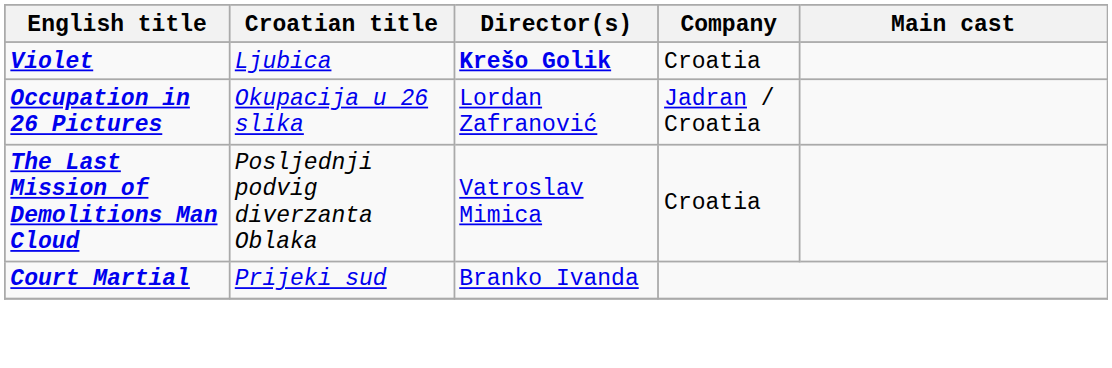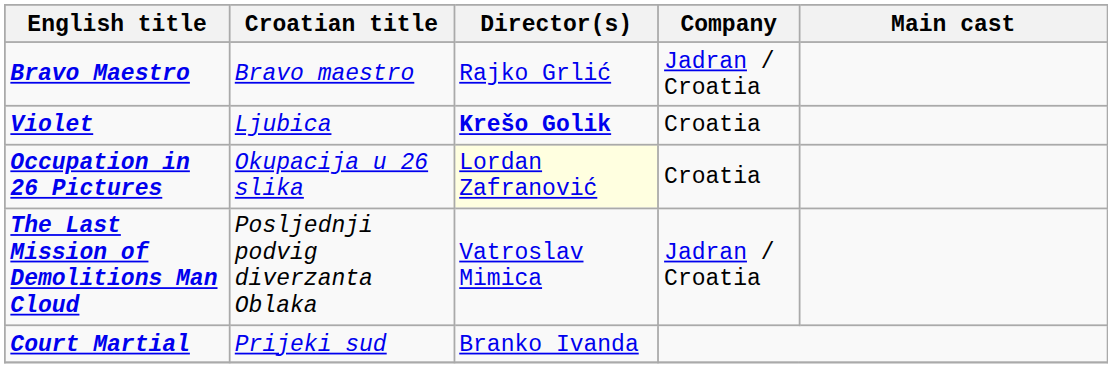+ row: (100, 74)
(528, 112) no background -> (528, 176) lightyellow background
(719, 112) Jadran / Croatia -> (712, 176) Croatia
(712, 203) Croatia -> (719, 267) Jadran / Croatia
